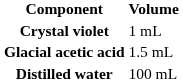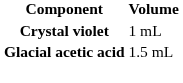- row: (64, 73)
